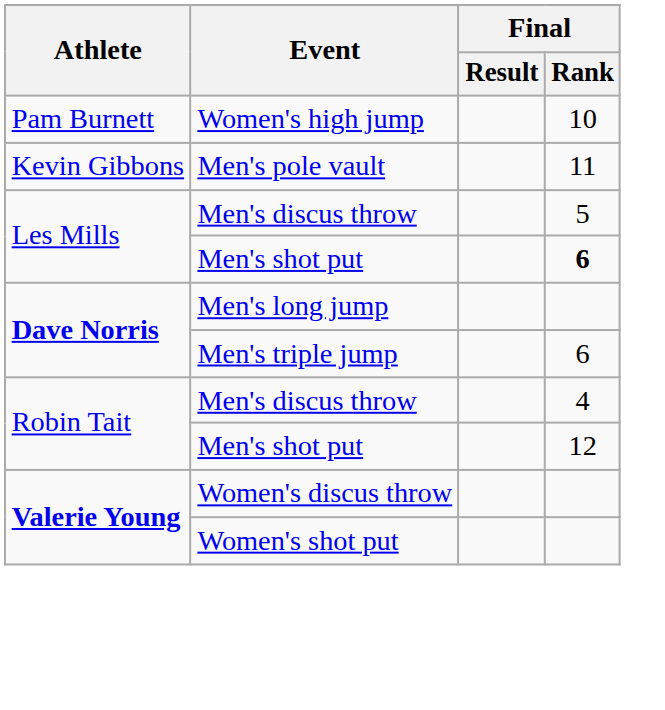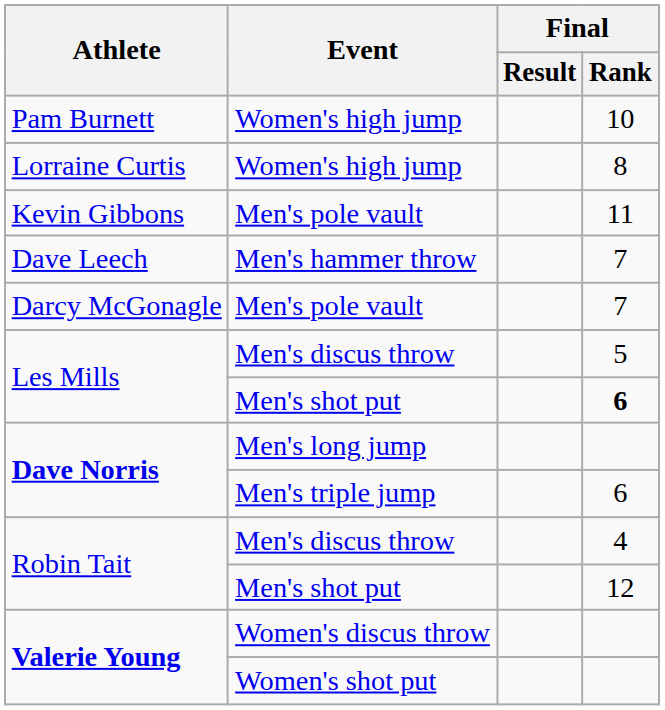+ row: (99, 166)
+ row: (80, 259)
+ row: (117, 306)
